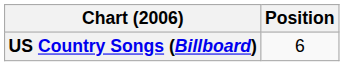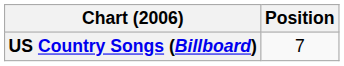(300, 46) 6 -> (300, 46) 7
